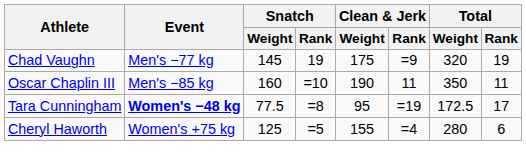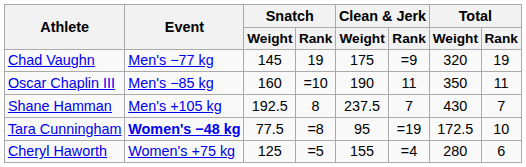+ row: (60, 106)
(501, 106) 17 -> (501, 129) 10
